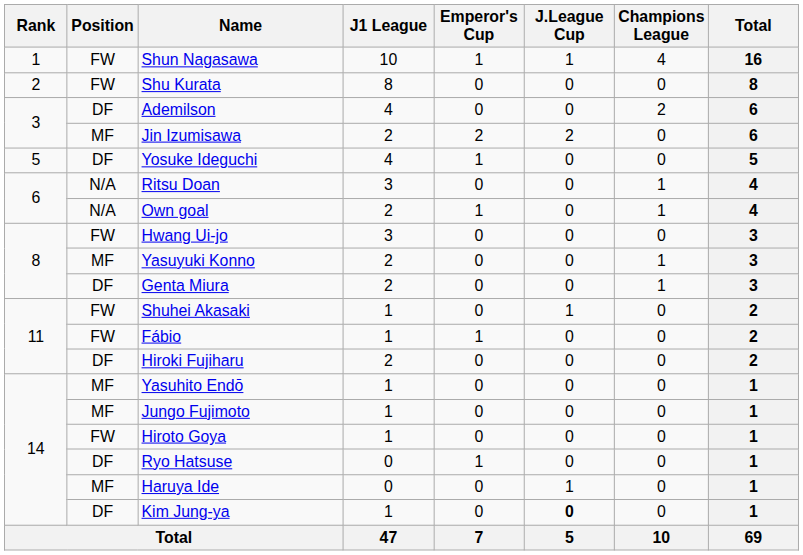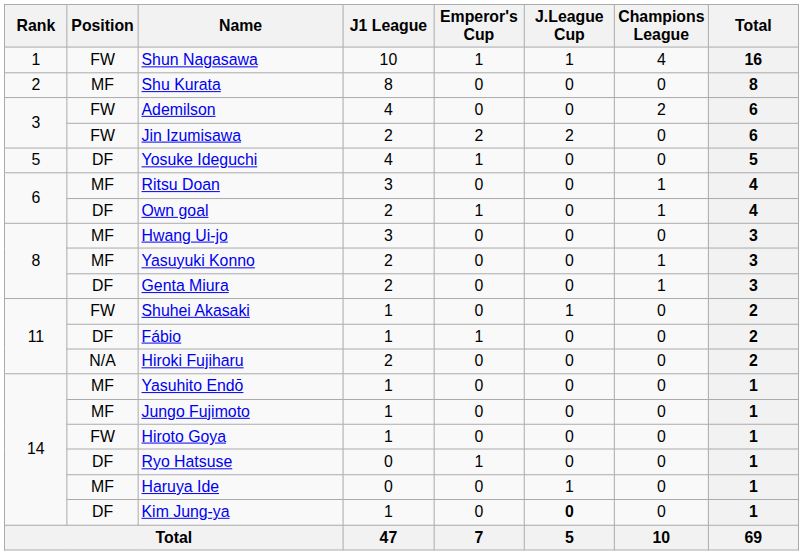(103, 85) FW -> (103, 85) MF
(103, 110) DF -> (103, 110) FW
(103, 135) MF -> (103, 135) FW
(103, 185) N/A -> (103, 185) MF
(103, 210) N/A -> (103, 210) DF
(103, 235) FW -> (103, 235) MF
(103, 336) FW -> (103, 336) DF
(103, 361) DF -> (103, 361) N/A
